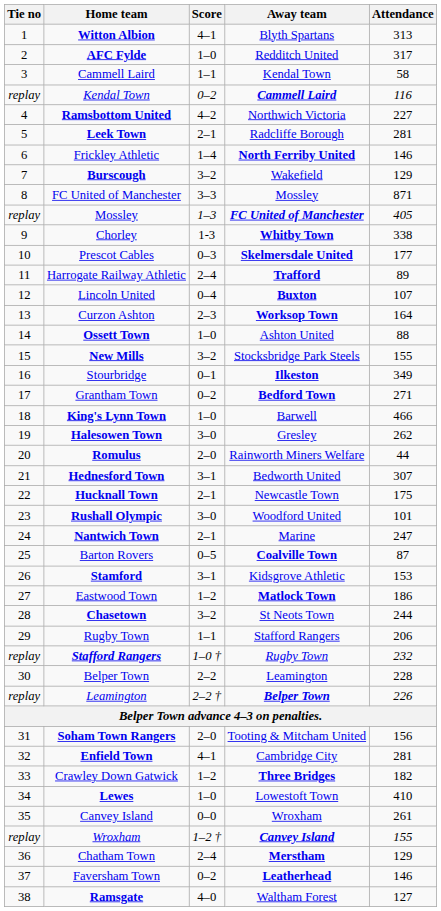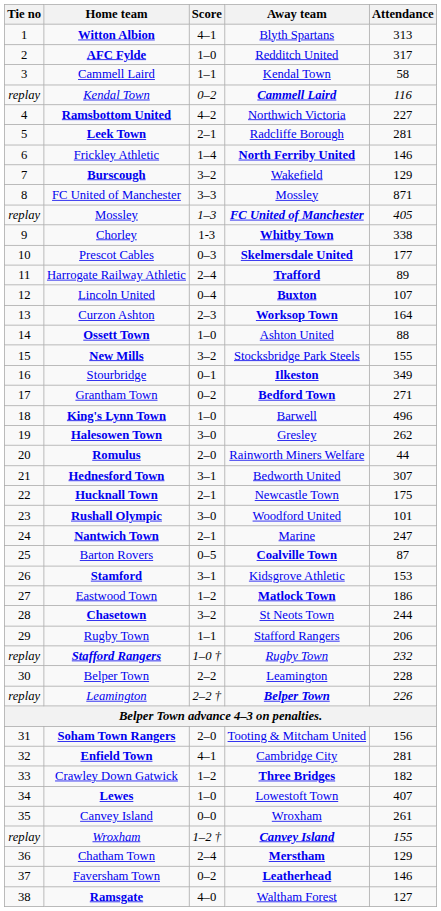(403, 415) 466 -> (403, 415) 496
(403, 796) 410 -> (403, 796) 407
